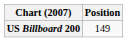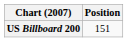(102, 28) 149 -> (102, 28) 151
